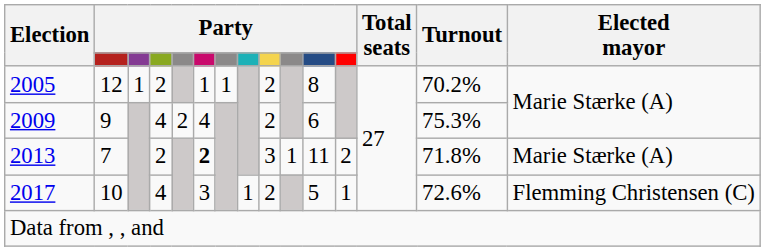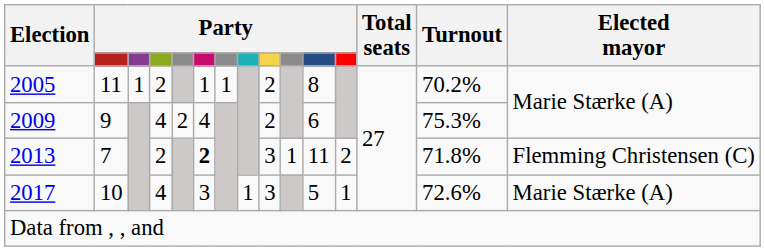(111, 84) 12 -> (111, 84) 11
(593, 156) Marie Stærke (A) -> (634, 156) Flemming Christensen (C)
(270, 192) 2 -> (270, 192) 3
(634, 192) Flemming Christensen (C) -> (593, 192) Marie Stærke (A)
